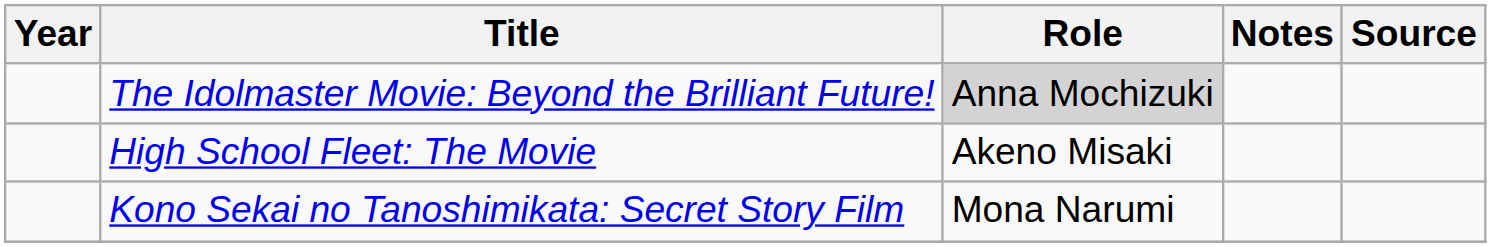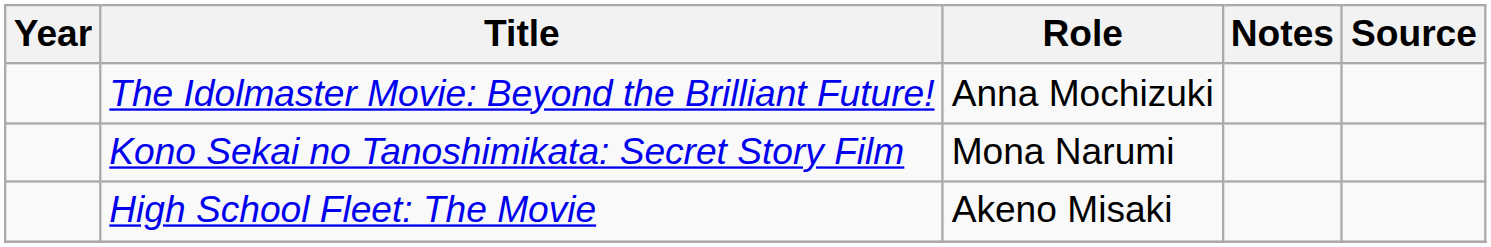(1083, 92) lightgrey background -> (1083, 92) no background
rows swapped: (353, 151) <-> (507, 210)
